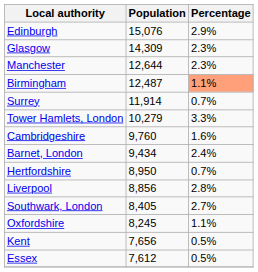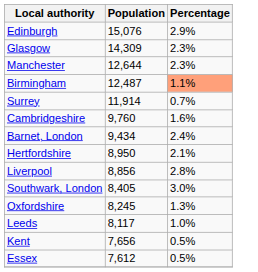- row: (65, 119)
(204, 171) 0.7% -> (183, 154) 2.1%
(204, 206) 2.7% -> (183, 189) 3.0%
(204, 224) 1.1% -> (183, 206) 1.3%
+ row: (22, 224)
